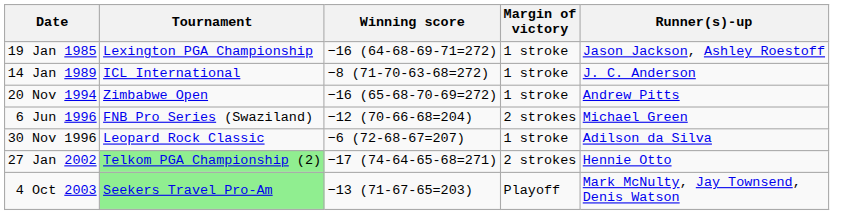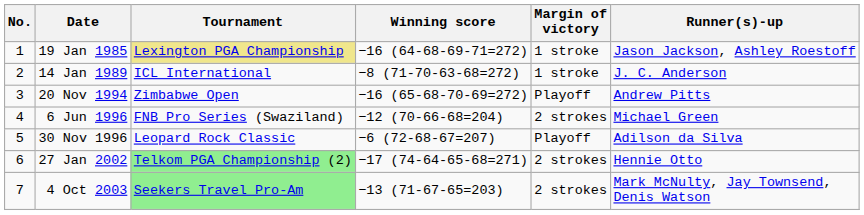+ column: (20, 23)
(208, 53) no background -> (239, 53) khaki background
(536, 96) 1 stroke -> (563, 96) Playoff
(536, 140) 1 stroke -> (563, 140) Playoff
(532, 191) Playoff -> (571, 191) 2 strokes
